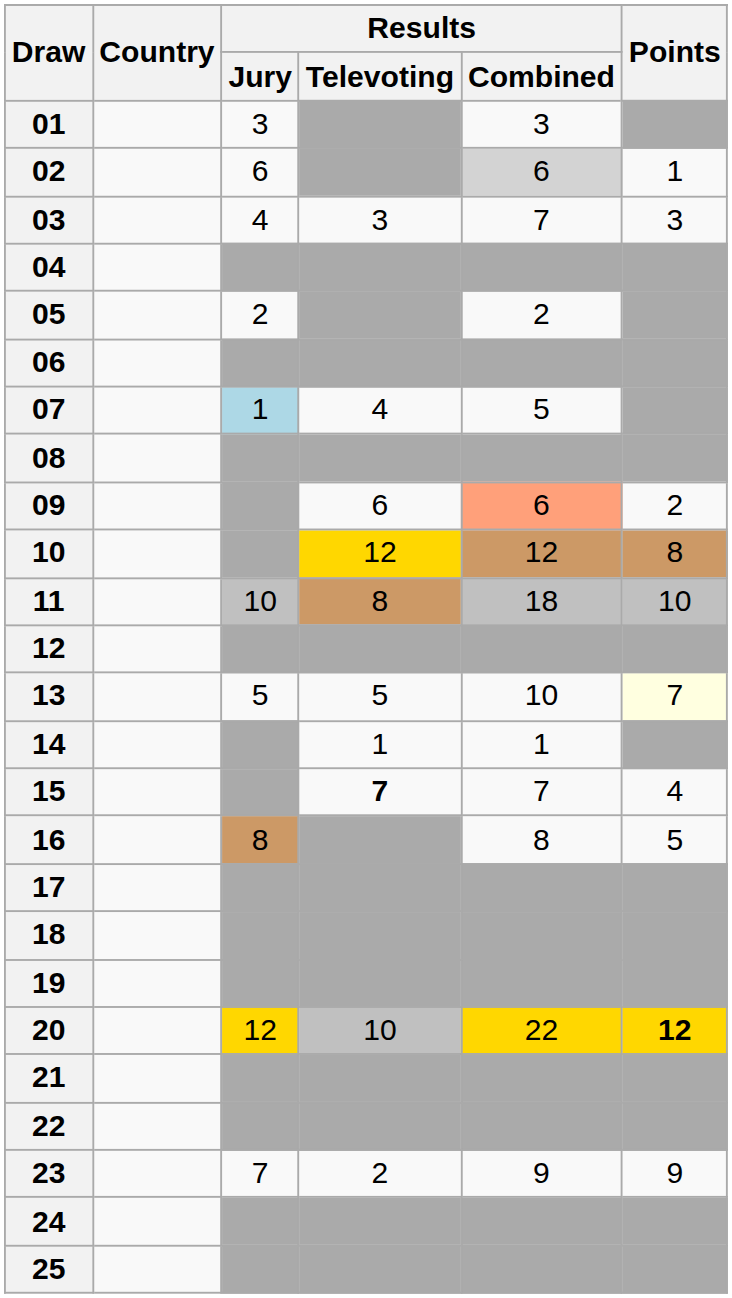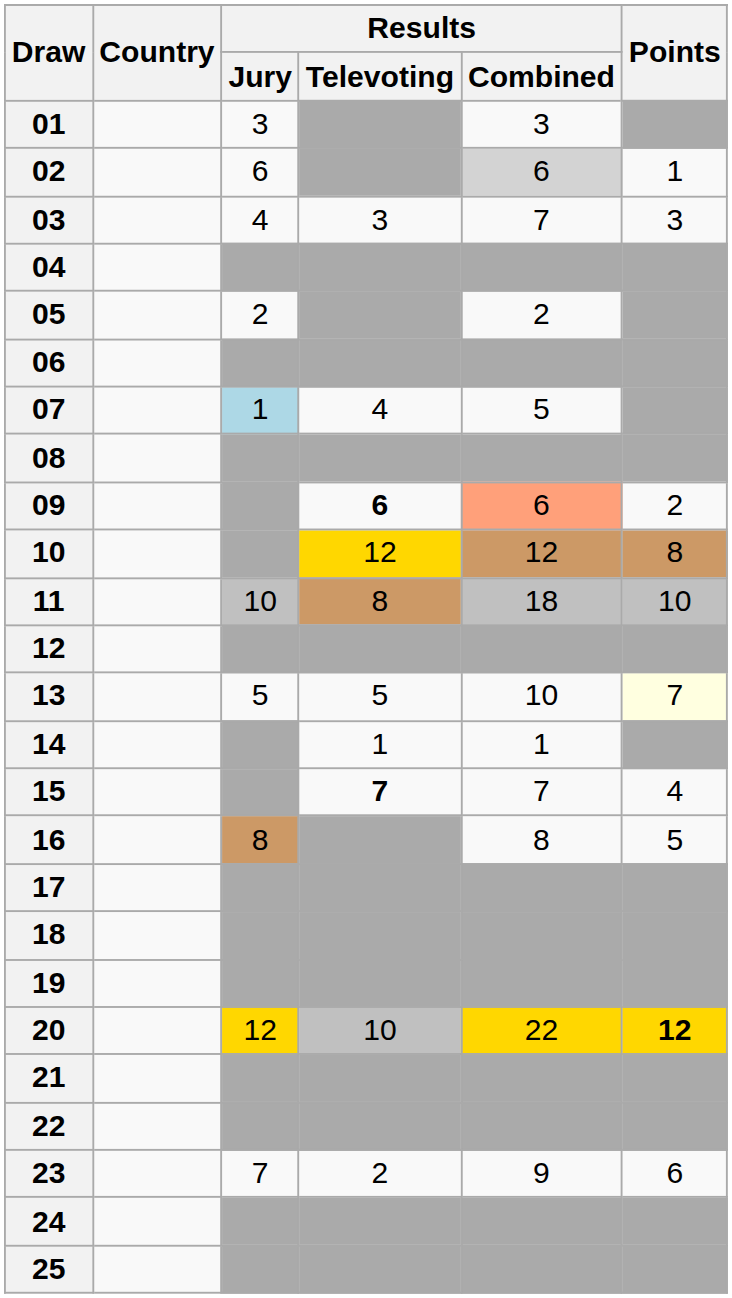(380, 505) normal -> (380, 505) bold
(675, 1173) 9 -> (675, 1173) 6
